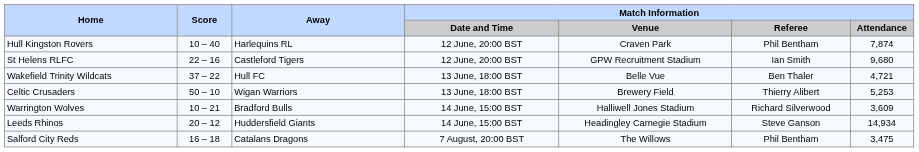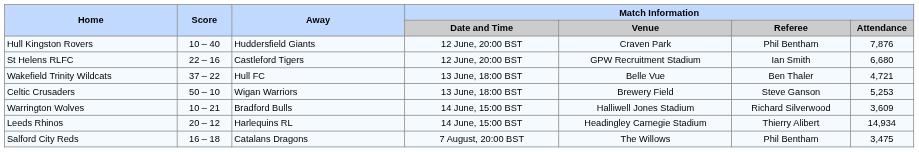(263, 44) Harlequins RL -> (275, 44) Huddersfield Giants
(882, 44) 7,874 -> (882, 44) 7,876
(882, 60) 9,680 -> (882, 60) 6,680
(791, 91) Thierry Alibert -> (791, 91) Steve Ganson
(275, 123) Huddersfield Giants -> (263, 123) Harlequins RL
(791, 123) Steve Ganson -> (791, 123) Thierry Alibert
